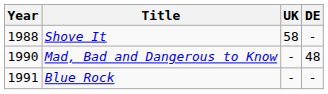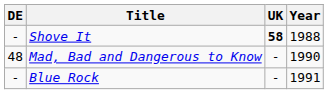columns swapped: (23, 15) <-> (313, 15)
(291, 36) normal -> (276, 36) bold
